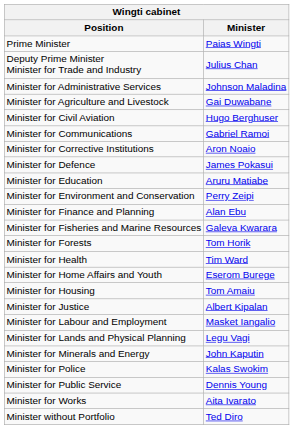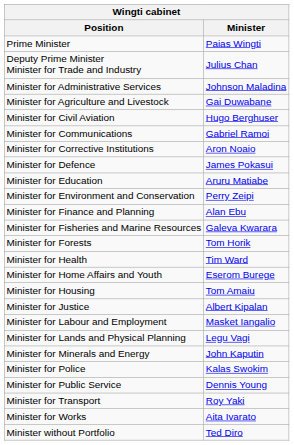+ row: (53, 401)
